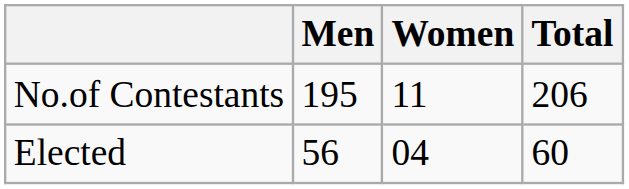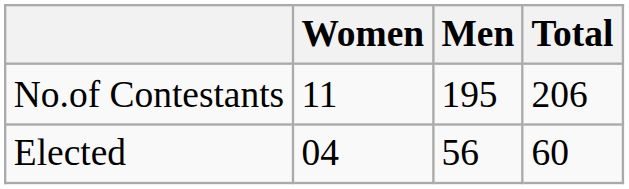columns swapped: (338, 34) <-> (453, 34)
